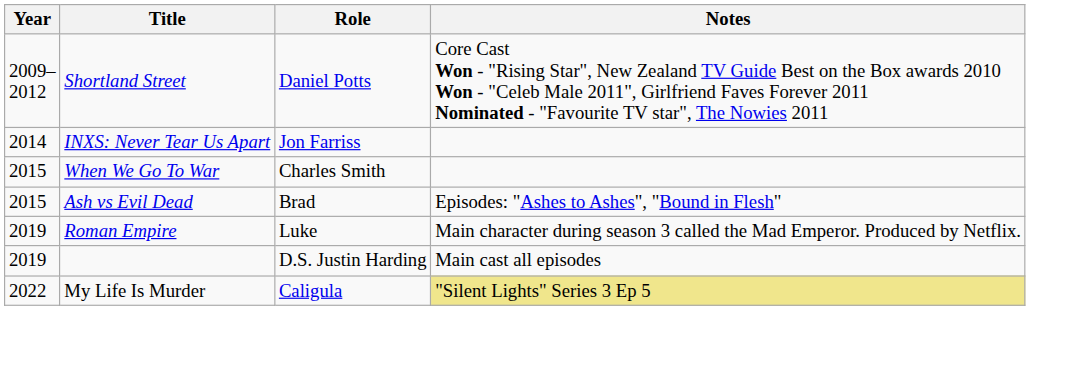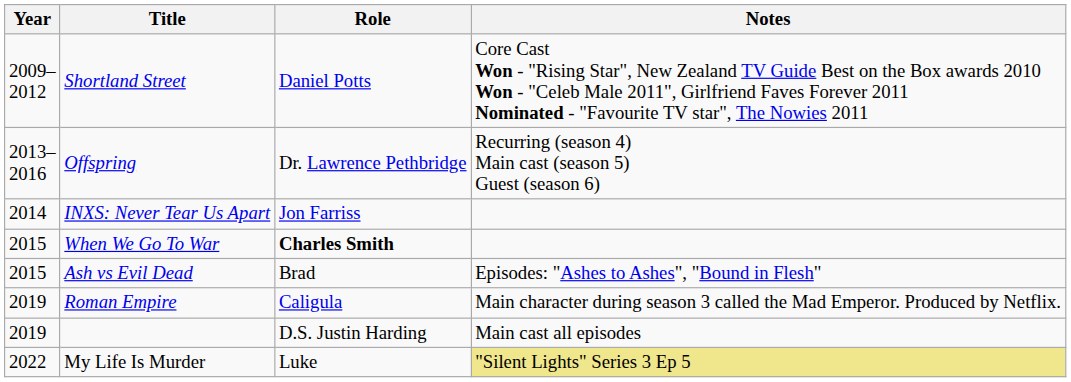+ row: (100, 162)
(332, 171) normal -> (336, 243) bold
(298, 230) Luke -> (311, 302) Caligula
(311, 290) Caligula -> (298, 362) Luke
